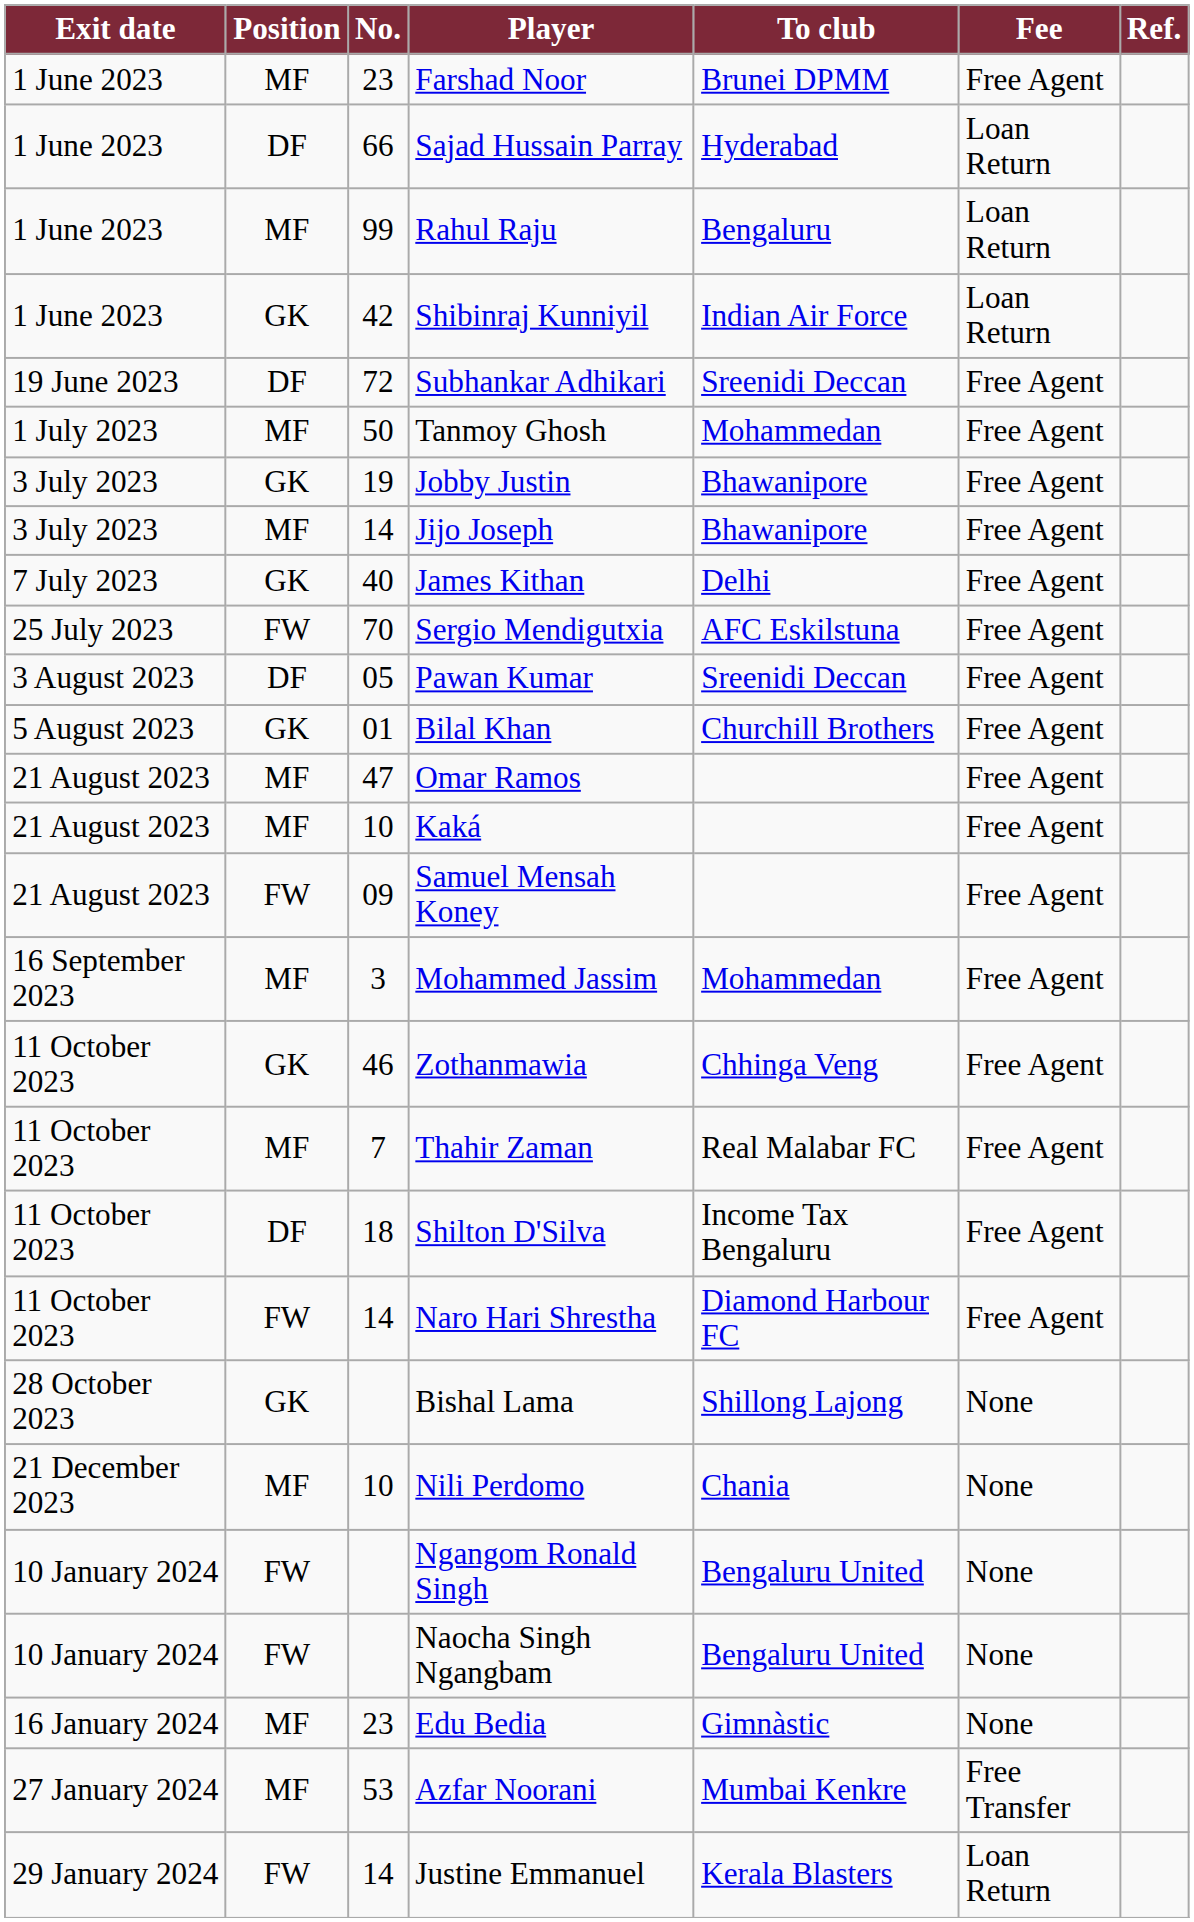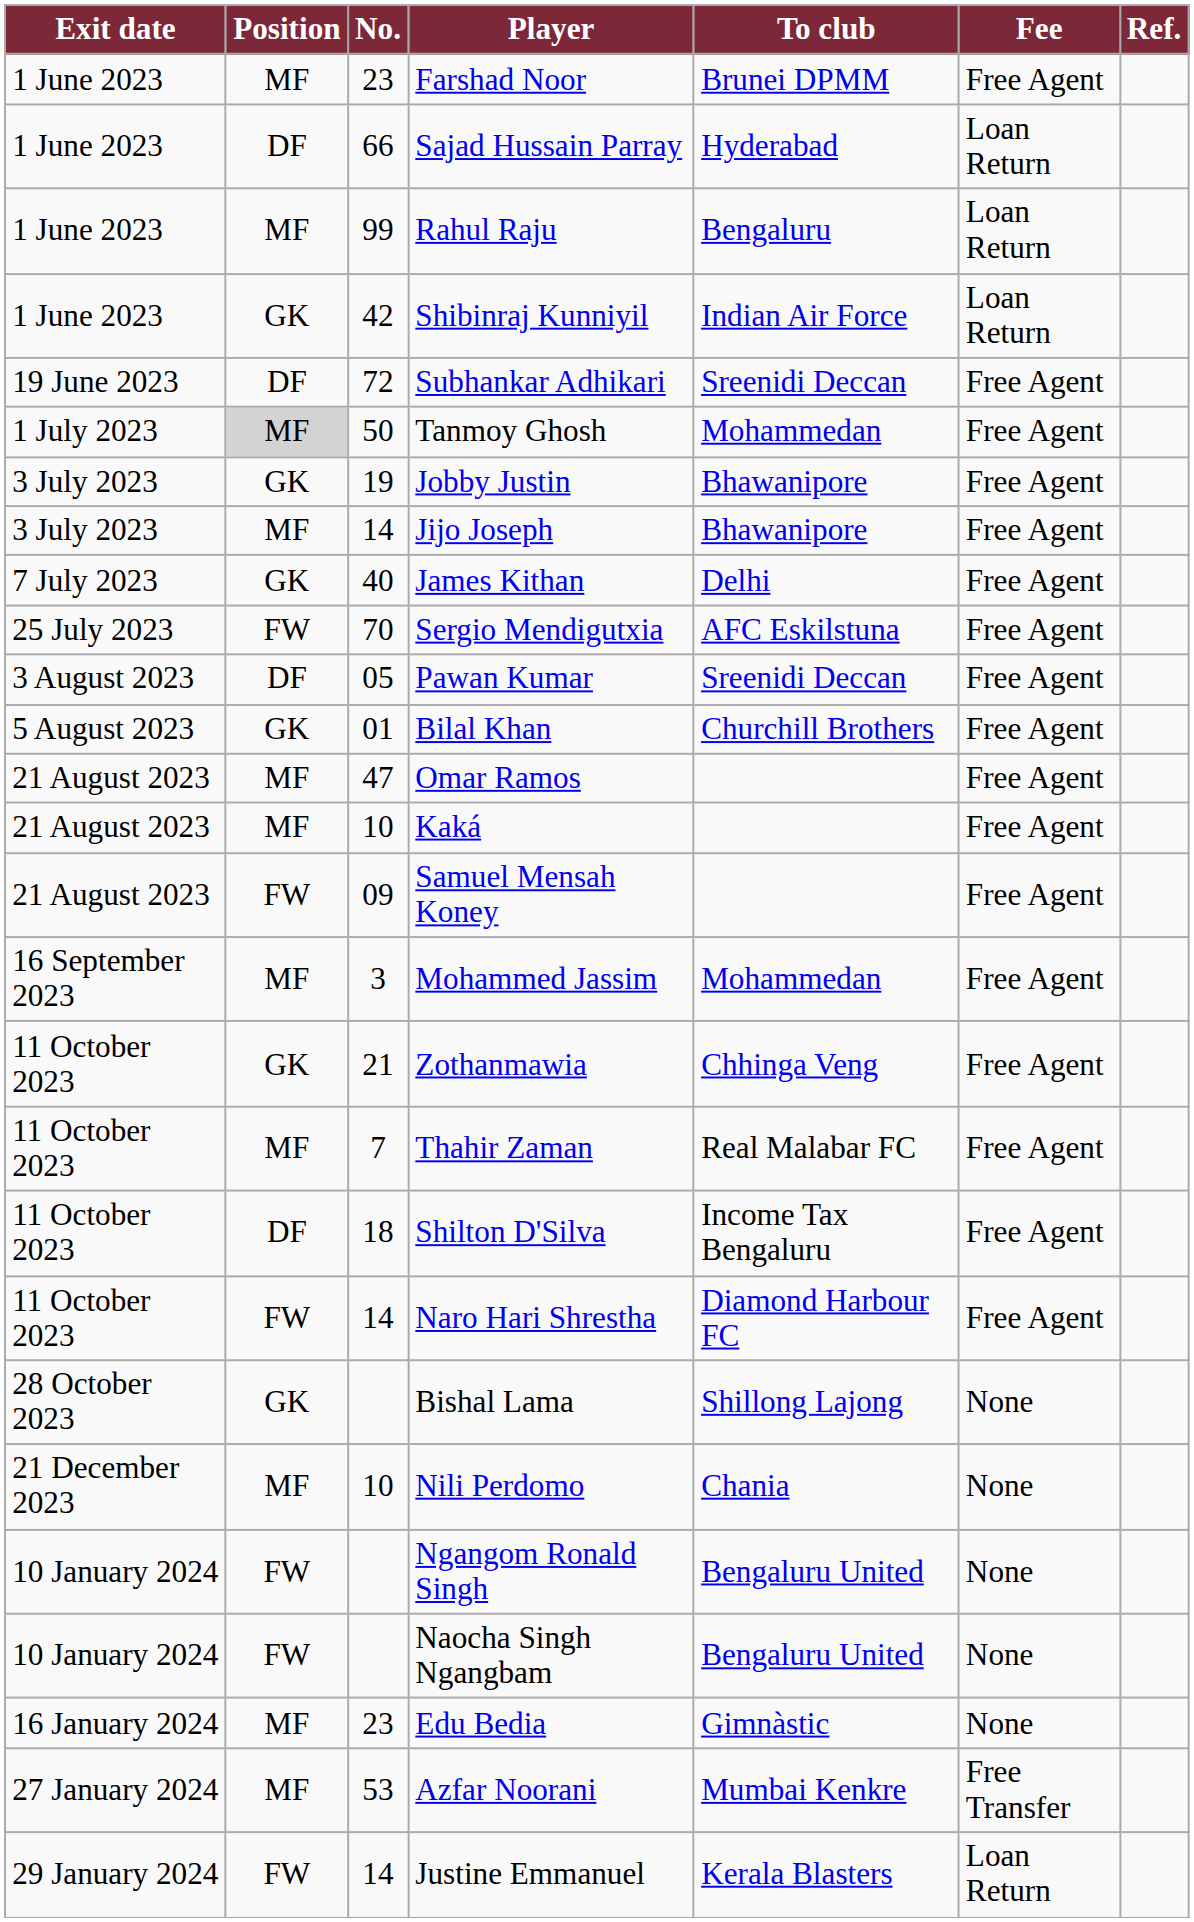(287, 431) no background -> (287, 431) lightgrey background
(378, 1063) 46 -> (378, 1063) 21
